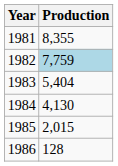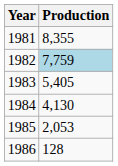(58, 82) 5,404 -> (58, 82) 5,405
(58, 127) 2,015 -> (58, 127) 2,053
